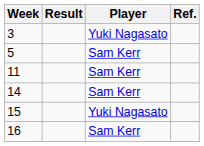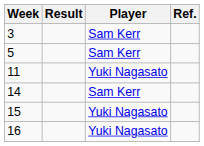(128, 33) Yuki Nagasato -> (114, 33) Sam Kerr
(114, 72) Sam Kerr -> (128, 72) Yuki Nagasato
(114, 131) Sam Kerr -> (128, 131) Yuki Nagasato
